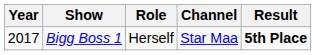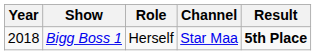(24, 38) 2017 -> (24, 38) 2018
